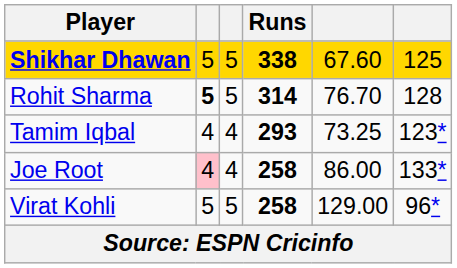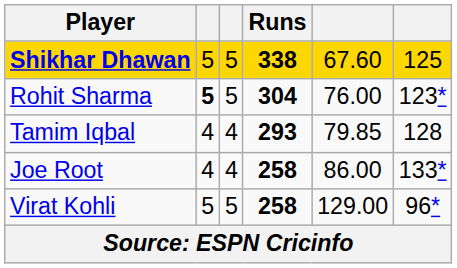(277, 96) 314 -> (277, 96) 304
(353, 96) 76.70 -> (353, 96) 76.00
(423, 96) 128 -> (423, 96) 123*
(353, 133) 73.25 -> (353, 133) 79.85
(423, 133) 123* -> (423, 133) 128
(208, 170) pink background -> (208, 170) no background
